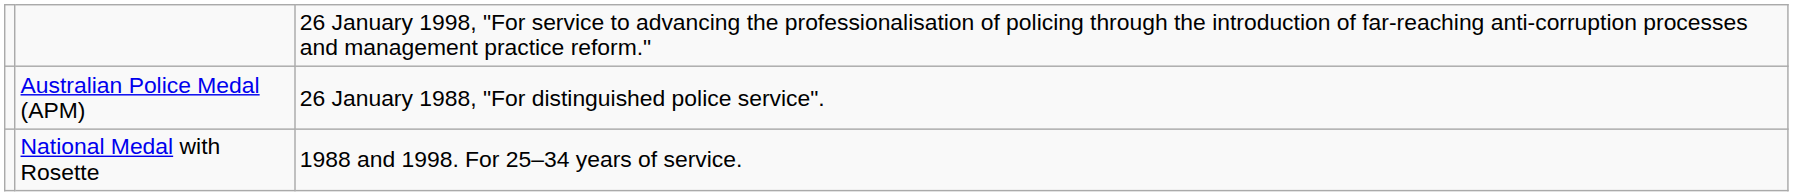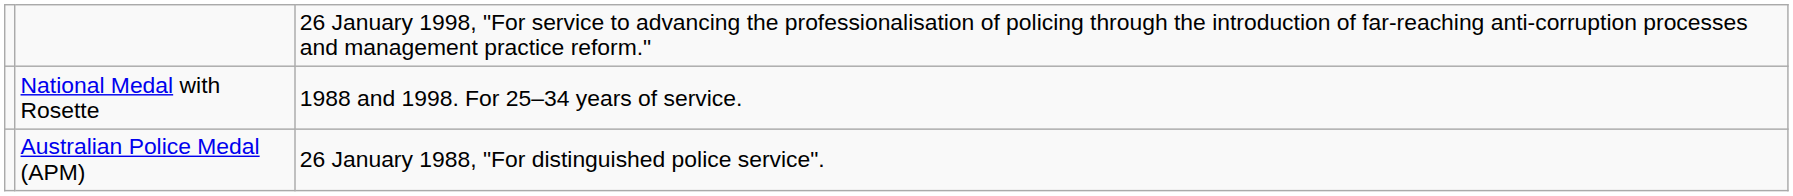rows swapped: (140, 97) <-> (120, 159)
